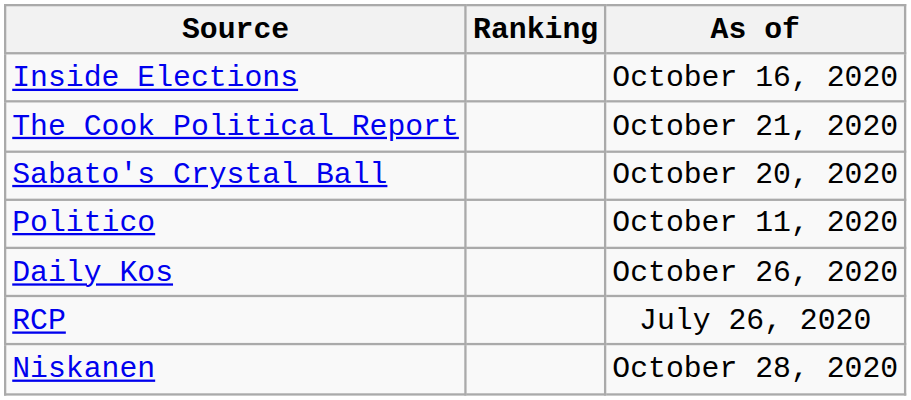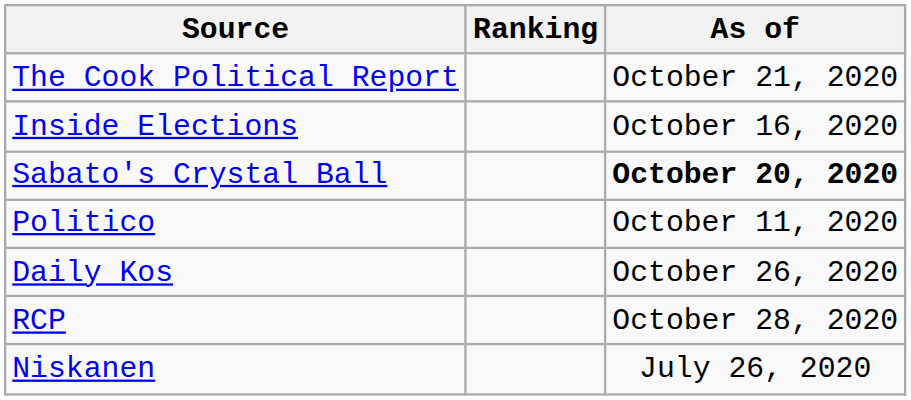rows swapped: (236, 126) <-> (155, 78)
(755, 175) normal -> (755, 175) bold
(755, 321) July 26, 2020 -> (755, 321) October 28, 2020
(755, 369) October 28, 2020 -> (755, 369) July 26, 2020
